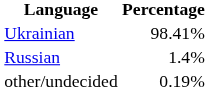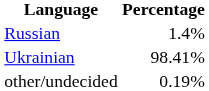rows swapped: (39, 33) <-> (32, 57)
